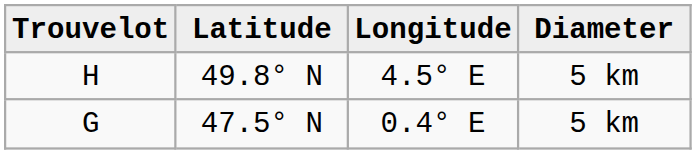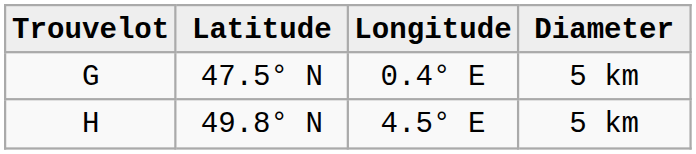rows swapped: (91, 124) <-> (91, 76)
